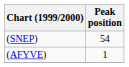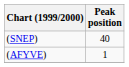(105, 39) 54 -> (105, 39) 40
